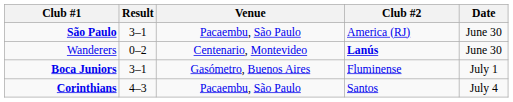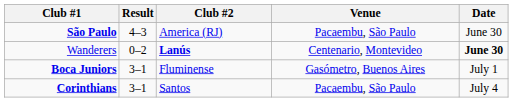columns swapped: (402, 13) <-> (250, 13)
(138, 32) 3–1 -> (138, 32) 4–3
(484, 50) normal -> (484, 50) bold
(138, 87) 4–3 -> (138, 87) 3–1
